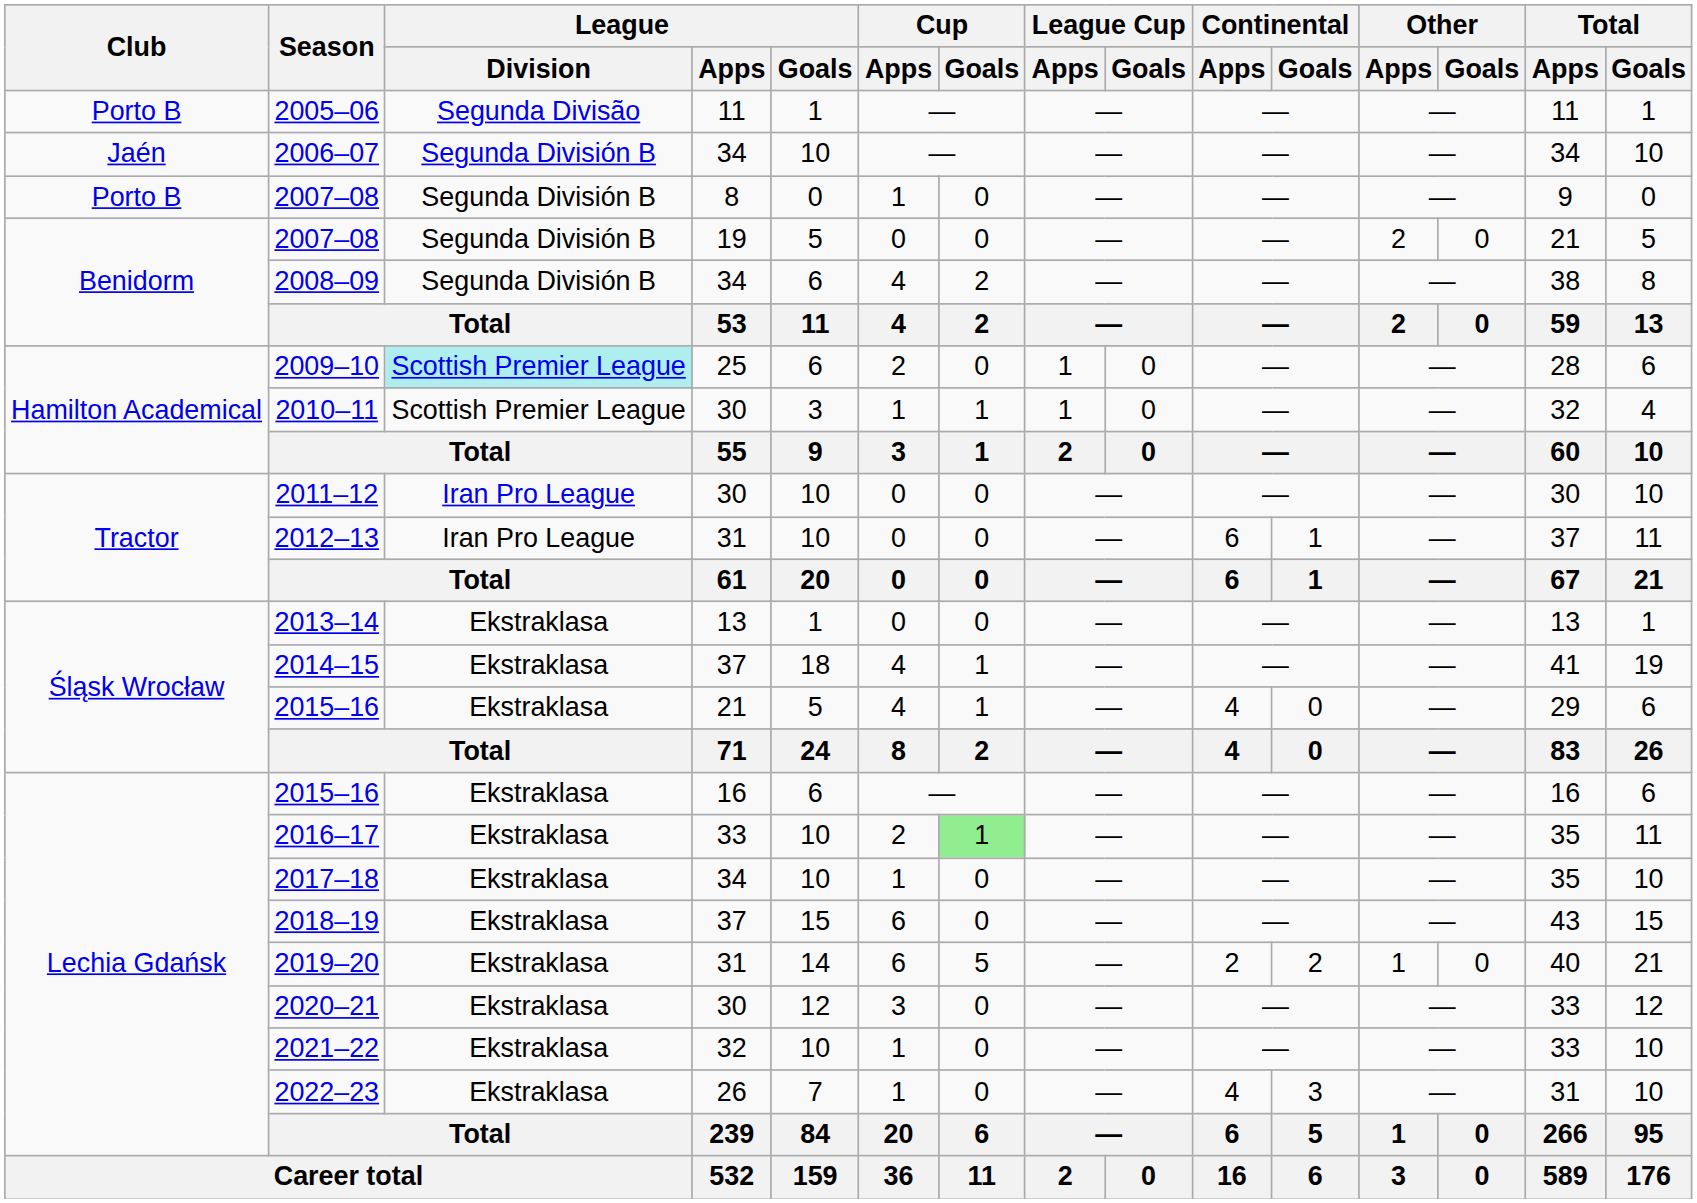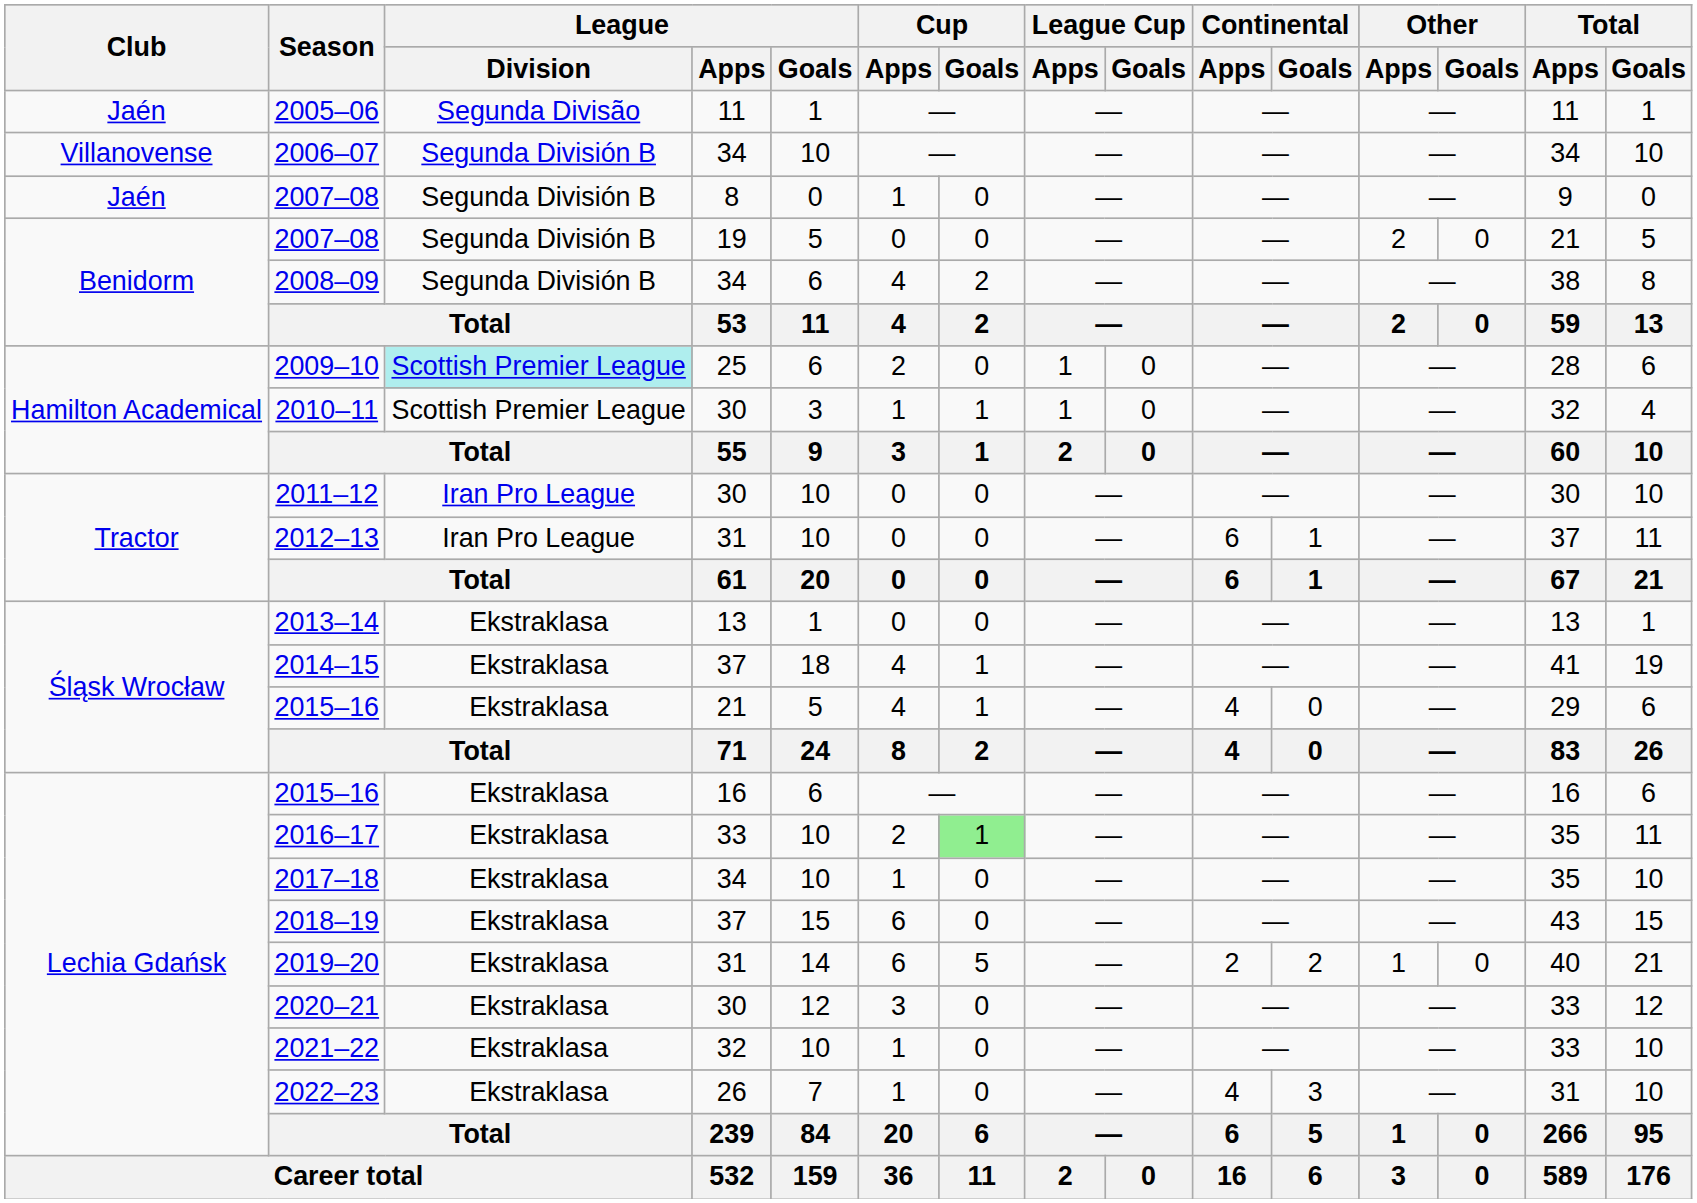(137, 111) Porto B -> (137, 111) Jaén
(137, 153) Jaén -> (137, 153) Villanovense
(137, 196) Porto B -> (137, 196) Jaén
